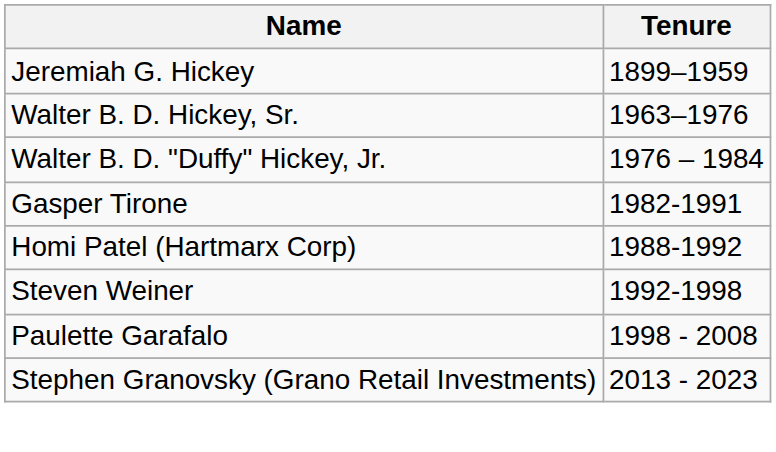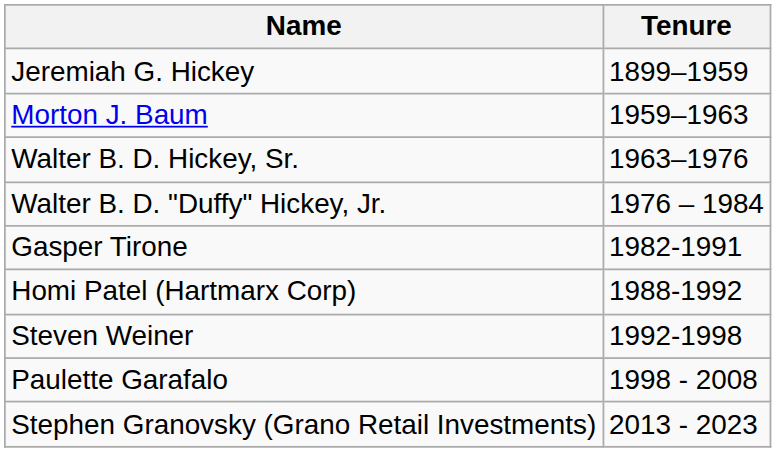+ row: (110, 114)
